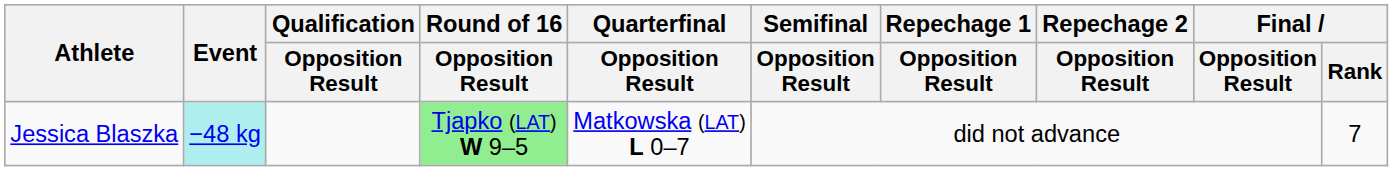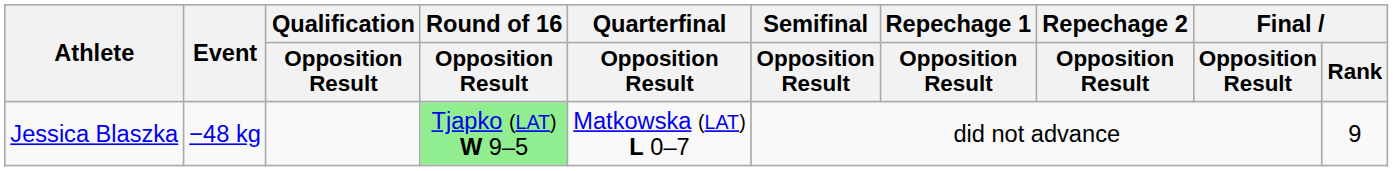(225, 134) paleturquoise background -> (225, 134) no background
(1355, 134) 7 -> (1355, 134) 9
